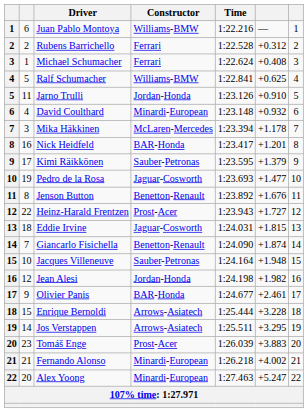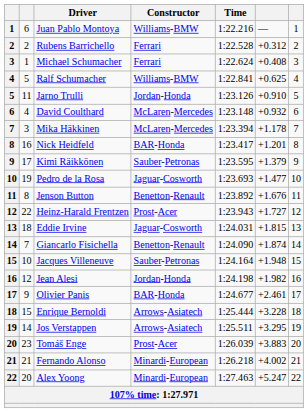(171, 112) Minardi-European -> (173, 112) McLaren-Mercedes
